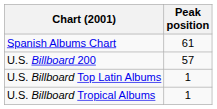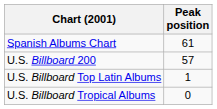(188, 95) 1 -> (188, 95) 0
